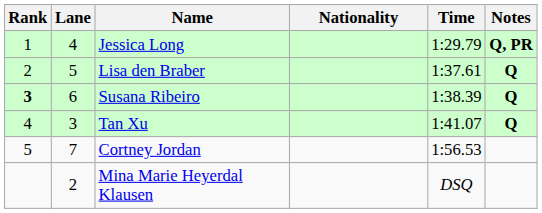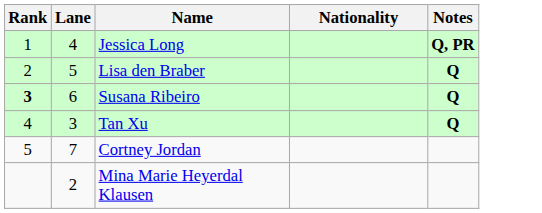- column: (456, 17)
